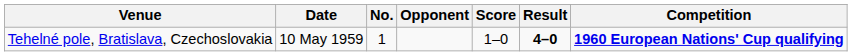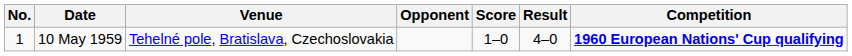columns swapped: (382, 16) <-> (140, 16)
(545, 39) bold -> (545, 39) normal
